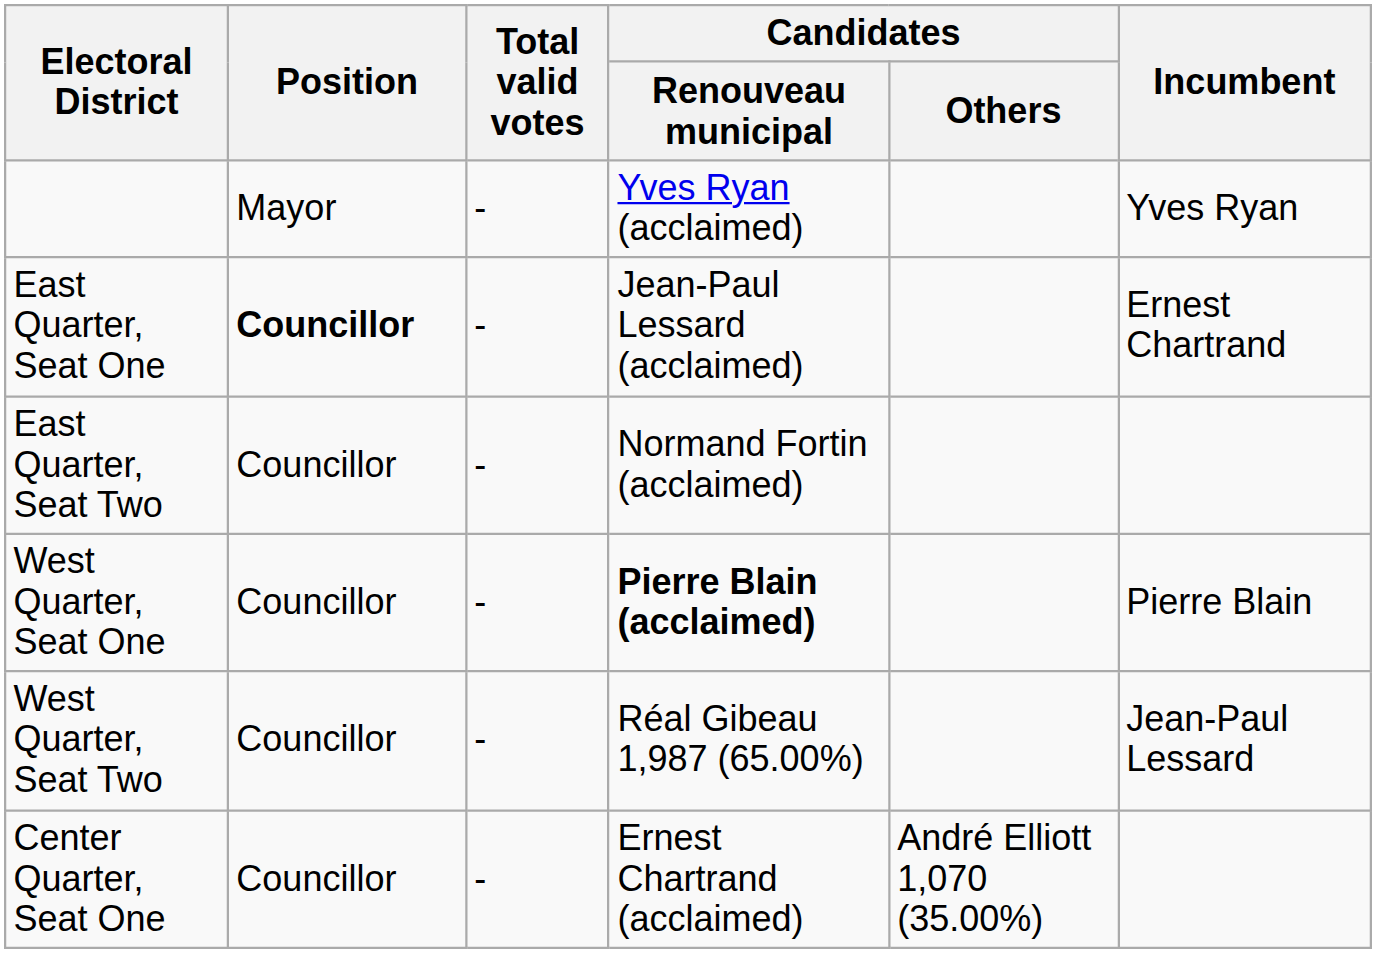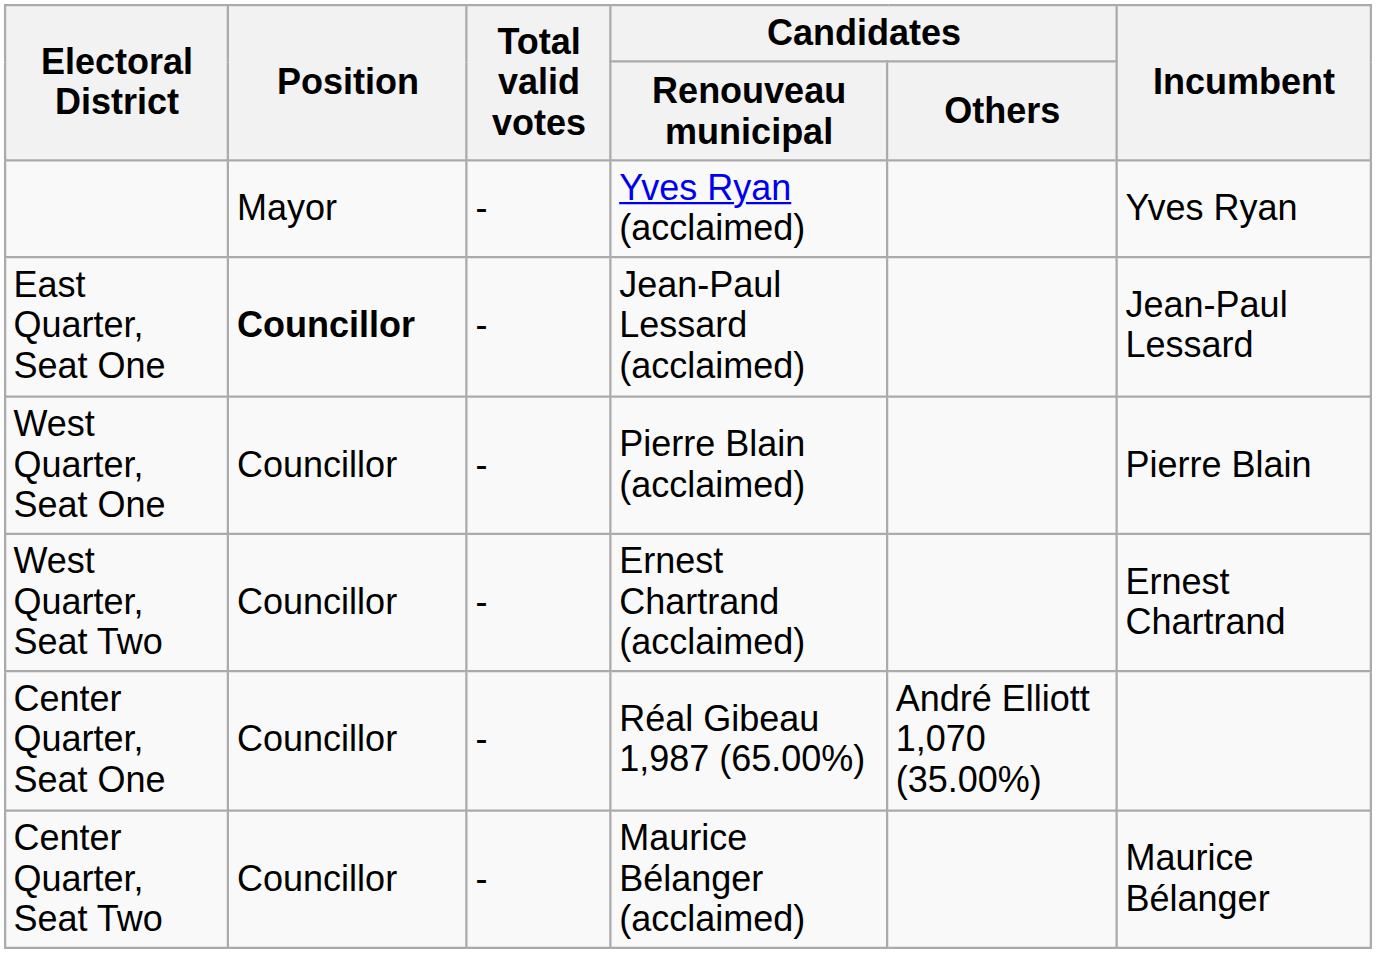(1206, 325) Ernest Chartrand -> (1207, 325) Jean-Paul Lessard
- row: (88, 463)
(718, 602) bold -> (712, 463) normal
(741, 740) Réal Gibeau 1,987 (65.00%) -> (712, 602) Ernest Chartrand (acclaimed)
(1207, 740) Jean-Paul Lessard -> (1206, 602) Ernest Chartrand
(710, 878) Ernest Chartrand (acclaimed) -> (742, 740) Réal Gibeau 1,987 (65.00%)
+ row: (88, 878)
